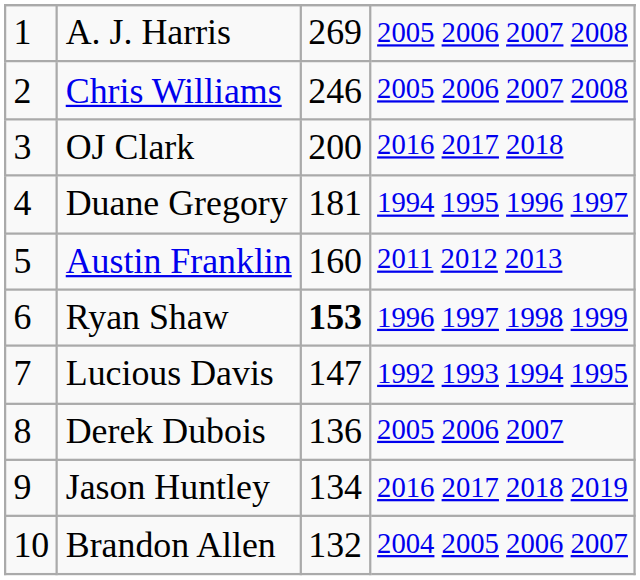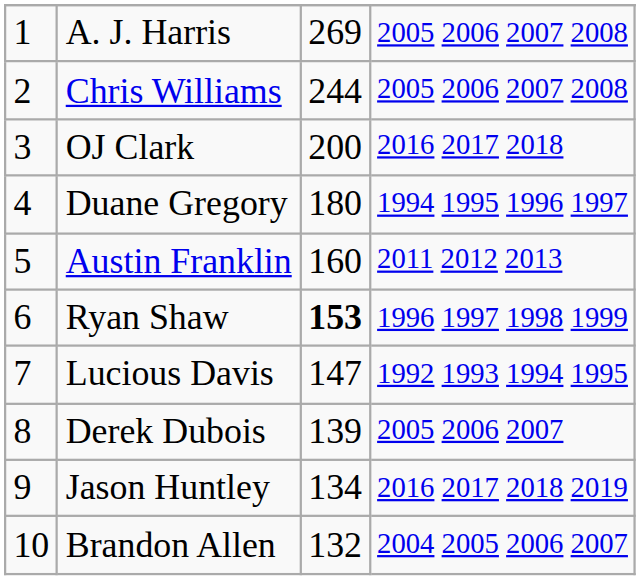(335, 89) 246 -> (335, 89) 244
(335, 203) 181 -> (335, 203) 180
(335, 430) 136 -> (335, 430) 139
